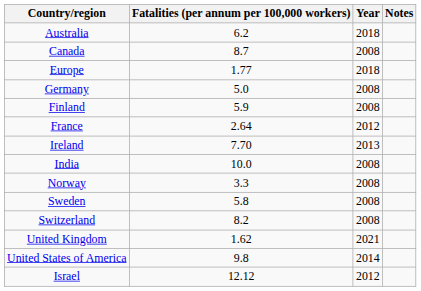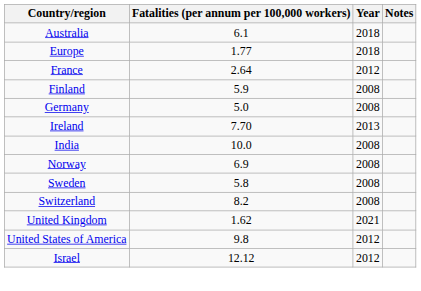(241, 32) 6.2 -> (241, 32) 6.1
- row: (67, 51)
rows swapped: (67, 126) <-> (67, 88)
(241, 182) 3.3 -> (241, 164) 6.9
(368, 257) 2014 -> (368, 239) 2012
